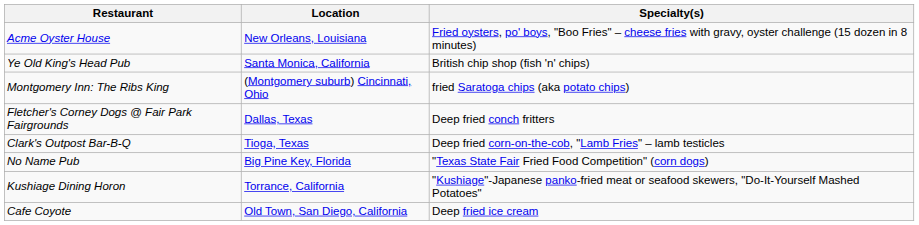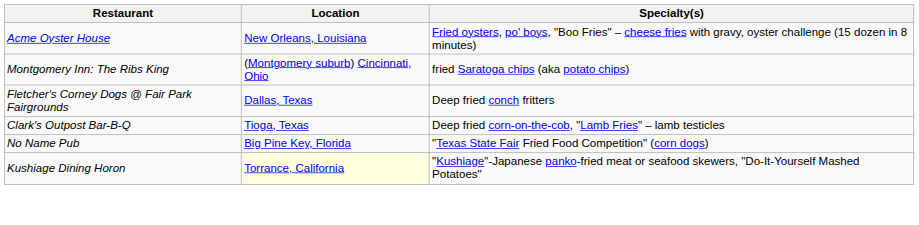- row: (69, 63)
(294, 186) no background -> (294, 168) lightyellow background
- row: (39, 211)
